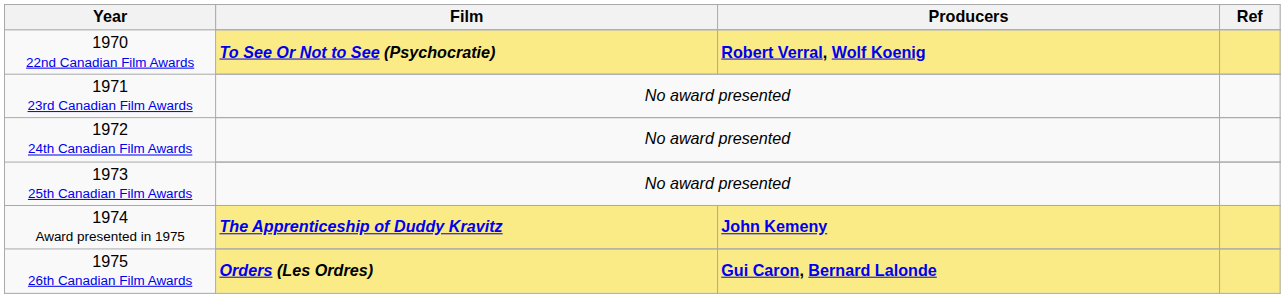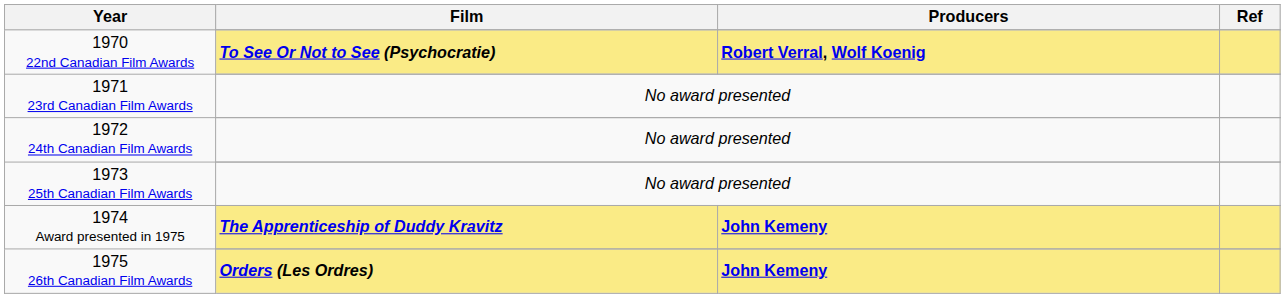(829, 271) Gui Caron, Bernard Lalonde -> (774, 271) John Kemeny
